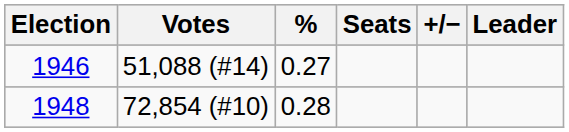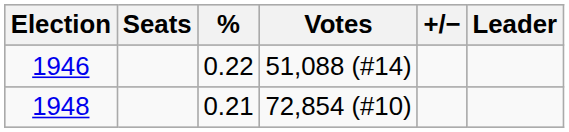columns swapped: (196, 24) <-> (377, 24)
(306, 65) 0.27 -> (229, 65) 0.22
(306, 106) 0.28 -> (229, 106) 0.21
